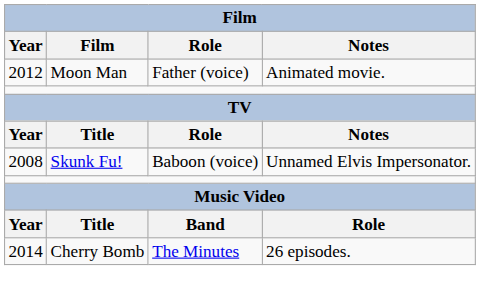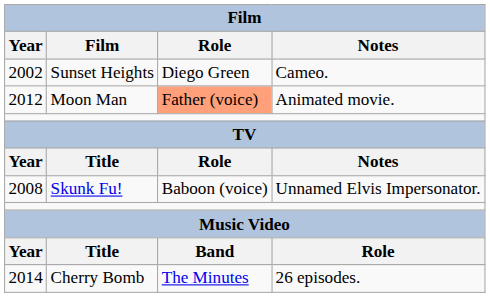+ row: (26, 72)
(200, 72) no background -> (210, 99) lightsalmon background
